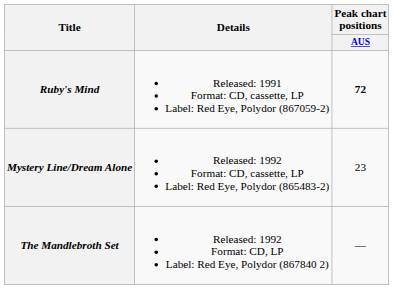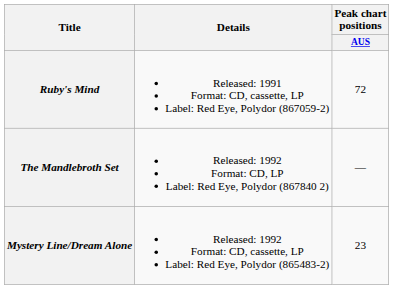(360, 89) bold -> (360, 89) normal
rows swapped: (70, 167) <-> (70, 245)
